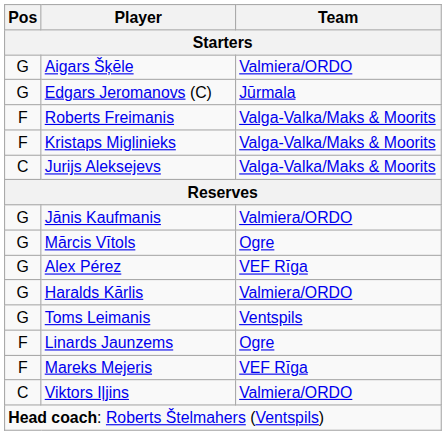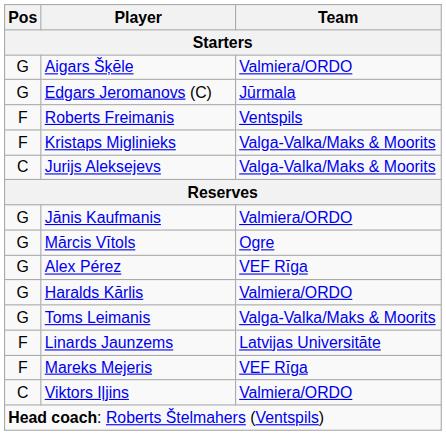(337, 118) Valga-Valka/Maks & Moorits -> (271, 118) Ventspils
(271, 318) Ventspils -> (337, 318) Valga-Valka/Maks & Moorits
(257, 343) Ogre -> (310, 343) Latvijas Universitāte
